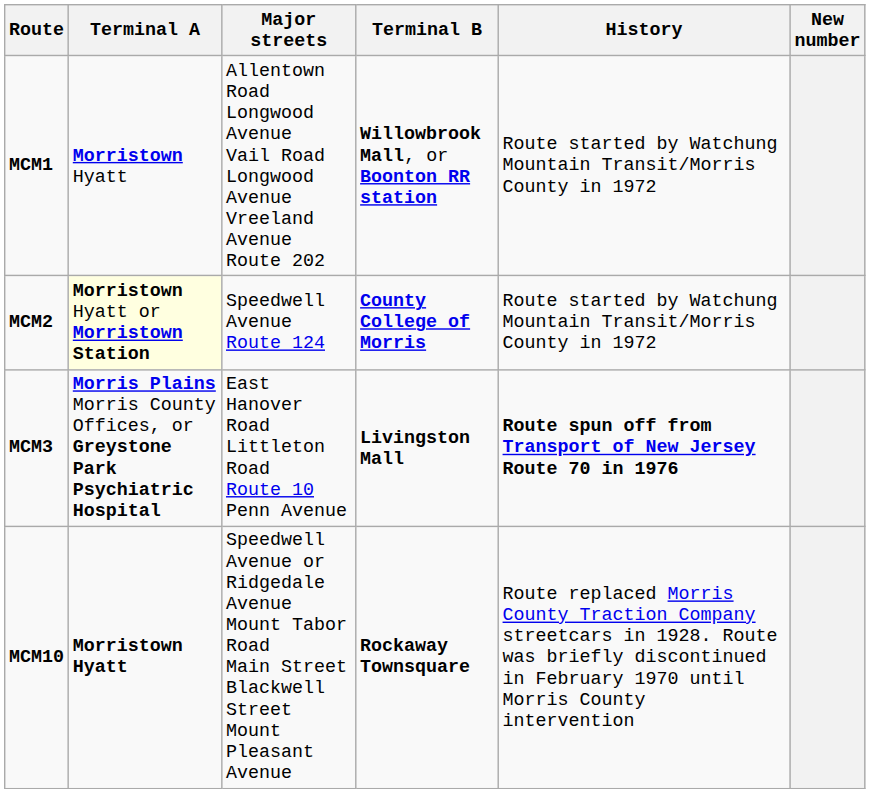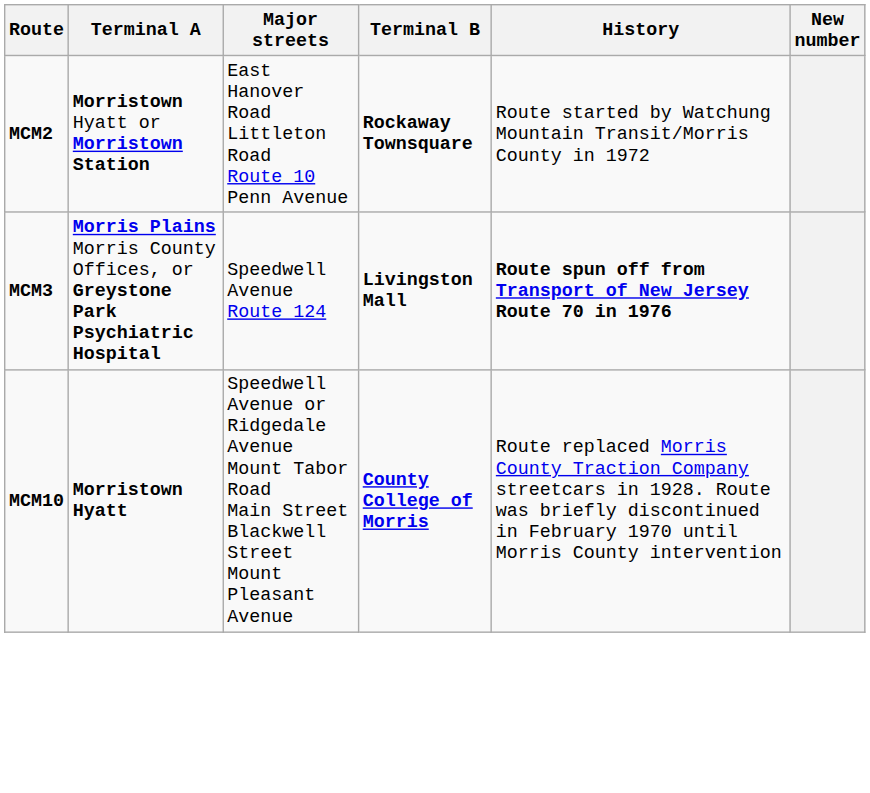- row: (37, 166)
(128, 323) lightyellow background -> (128, 134) no background
(275, 323) Speedwell Avenue Route 124 -> (288, 134) East Hanover Road Littleton Road Route 10 Penn Avenue
(415, 323) County College of Morris -> (418, 134) Rockaway Townsquare
(286, 448) East Hanover Road Littleton Road Route 10 Penn Avenue -> (277, 291) Speedwell Avenue Route 124
(415, 657) Rockaway Townsquare -> (418, 501) County College of Morris
